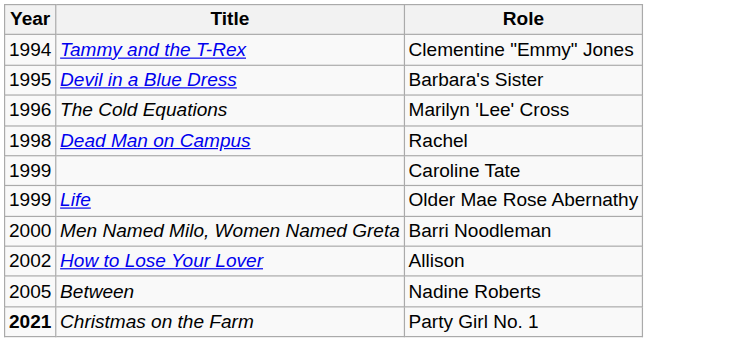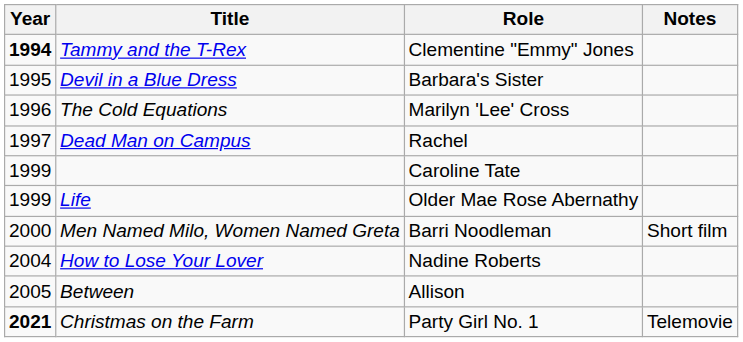+ column: (690, 19)
(30, 49) normal -> (30, 49) bold
(30, 140) 1998 -> (30, 140) 1997
(30, 261) 2002 -> (30, 261) 2004
(437, 261) Allison -> (475, 261) Nadine Roberts
(475, 291) Nadine Roberts -> (437, 291) Allison
